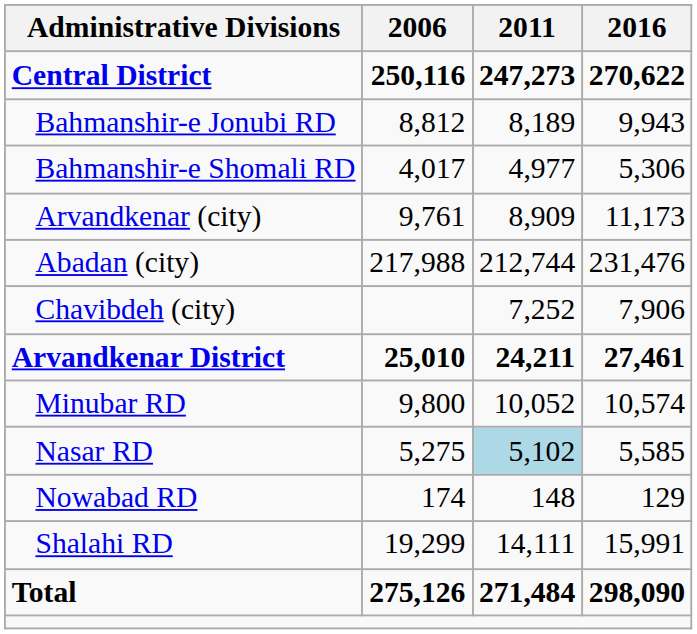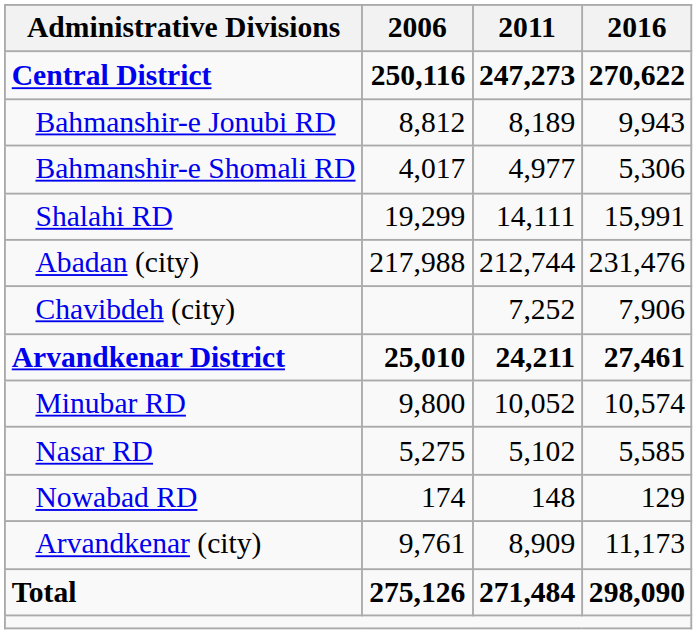rows swapped: (104, 544) <-> (148, 215)
(542, 450) lightblue background -> (542, 450) no background
